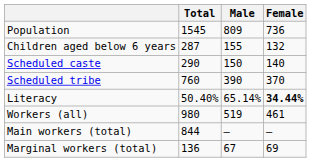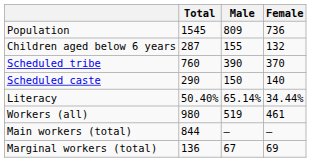rows swapped: (54, 64) <-> (54, 81)
(285, 98) bold -> (285, 98) normal
